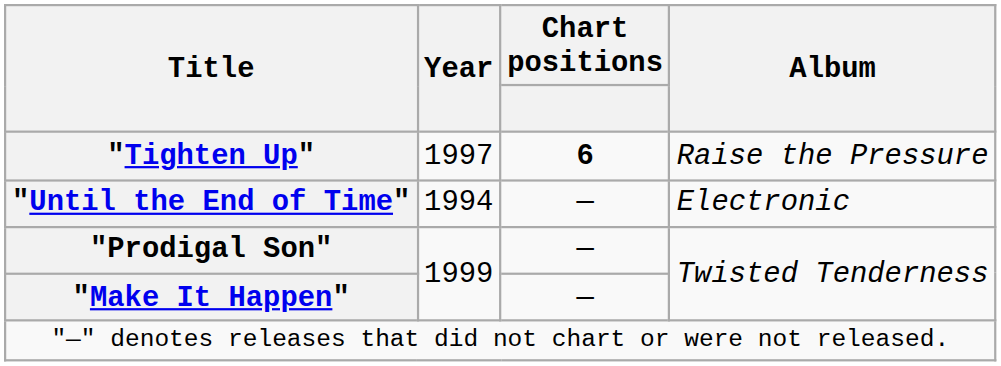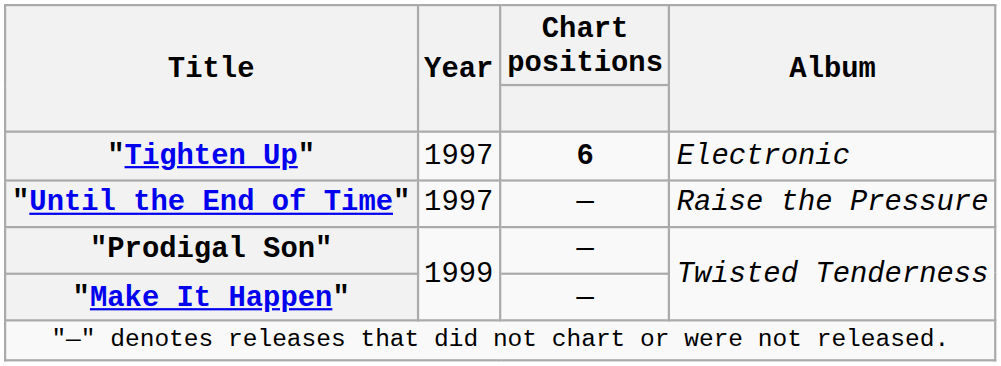(833, 156) Raise the Pressure -> (763, 156) Electronic
(459, 203) 1994 -> (459, 203) 1997
(763, 203) Electronic -> (833, 203) Raise the Pressure
